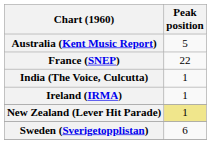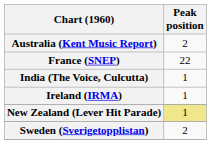(185, 43) 5 -> (185, 43) 2
(185, 130) 6 -> (185, 130) 2
